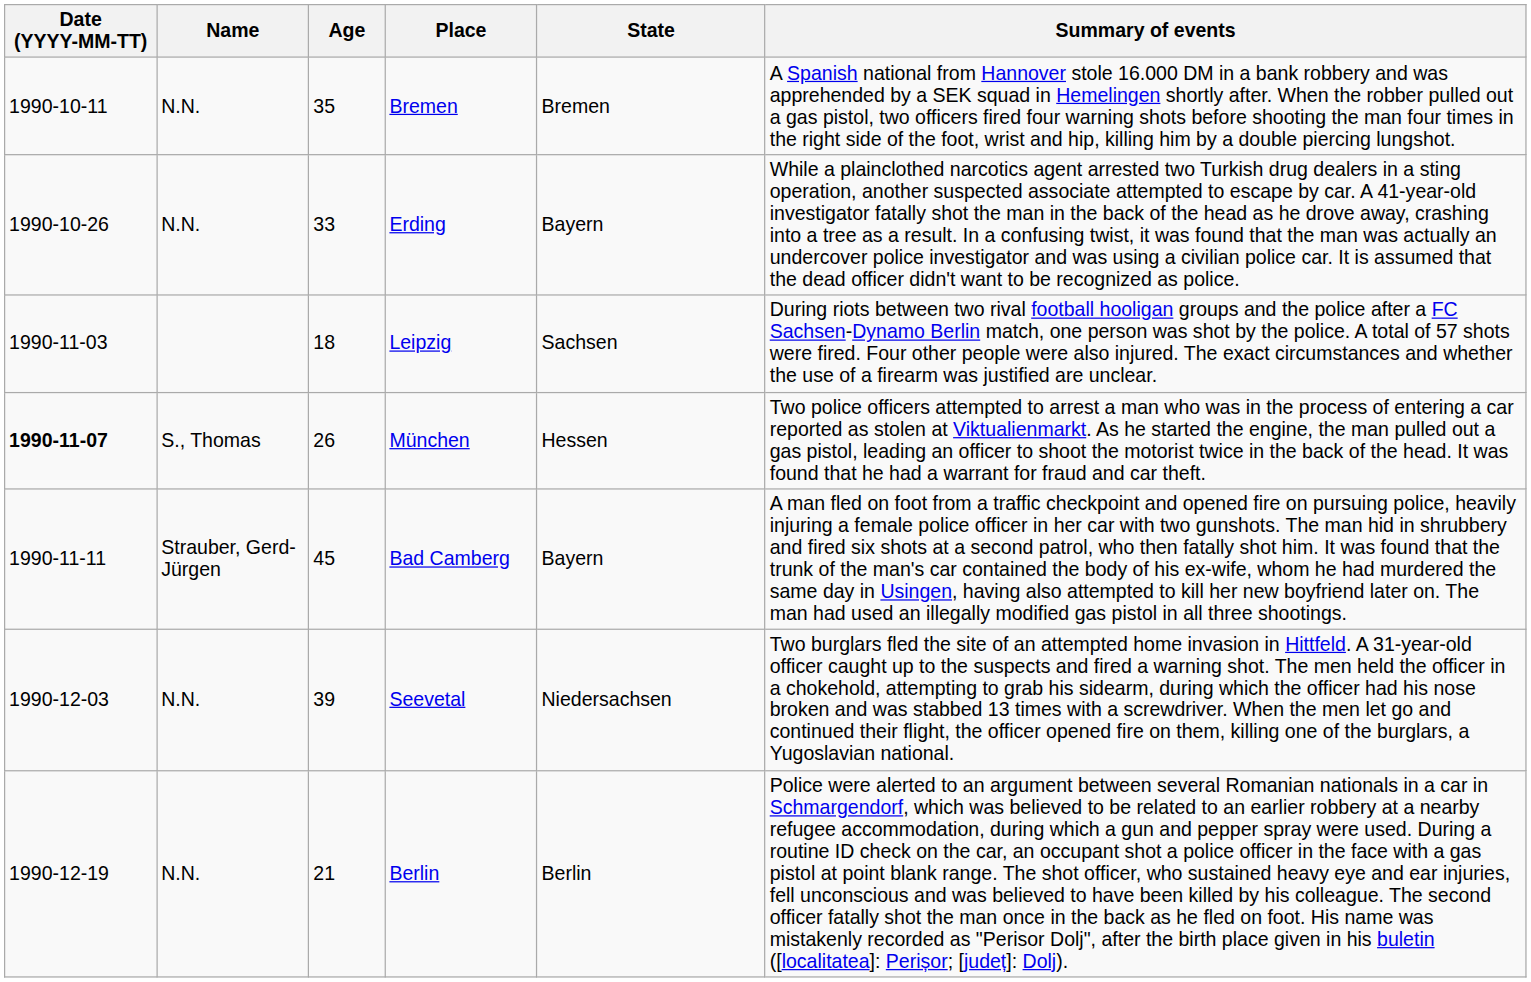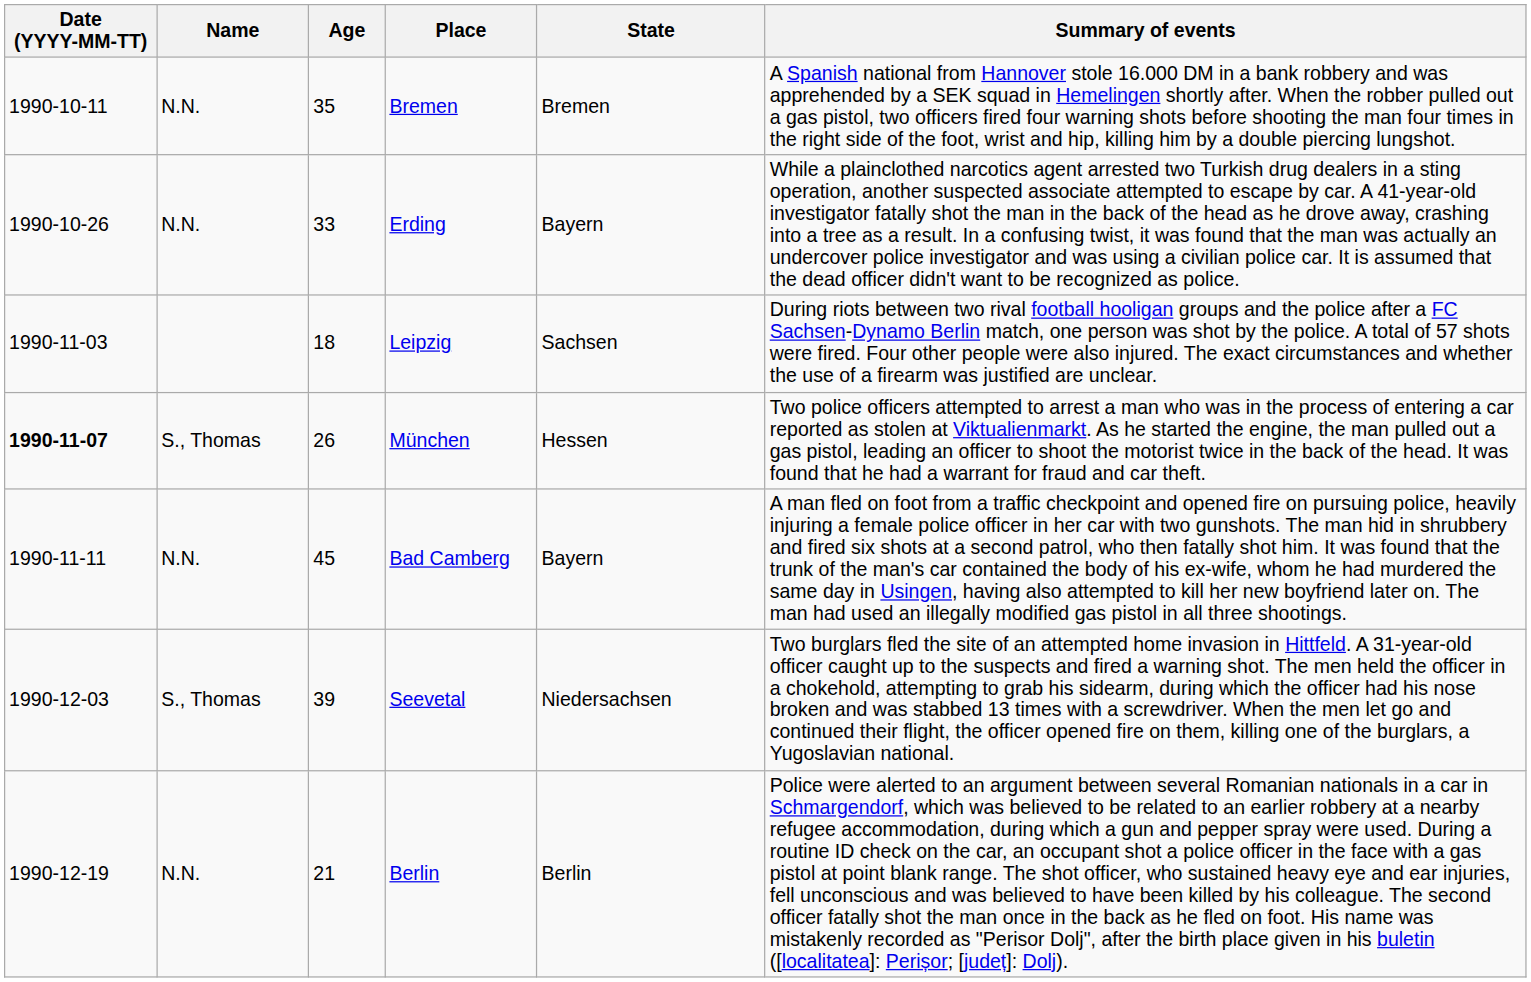(228, 559) Strauber, Gerd-Jürgen -> (181, 559) N.N.
(181, 699) N.N. -> (211, 699) S., Thomas
